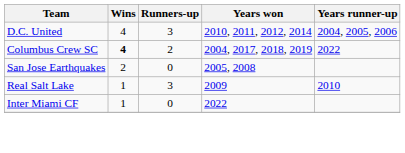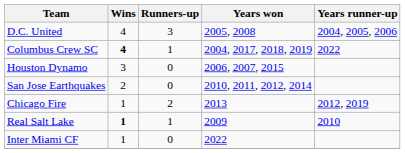(258, 31) 2010, 2011, 2012, 2014 -> (230, 31) 2005, 2008
(170, 49) 2 -> (170, 49) 1
+ row: (47, 67)
(230, 67) 2005, 2008 -> (258, 85) 2010, 2011, 2012, 2014
+ row: (36, 103)
(123, 85) normal -> (123, 121) bold
(170, 85) 3 -> (170, 121) 1
